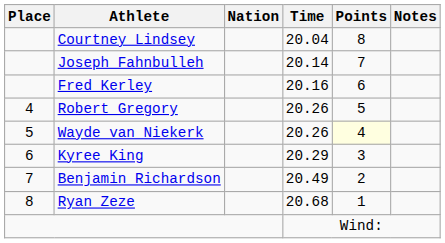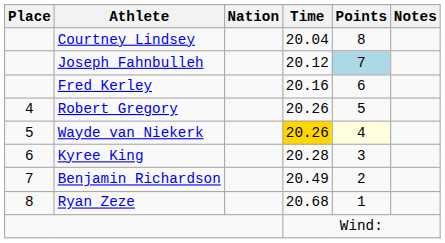(307, 63) 20.14 -> (307, 63) 20.12
(361, 63) no background -> (361, 63) lightblue background
(307, 133) no background -> (307, 133) gold background
(307, 156) 20.29 -> (307, 156) 20.28
